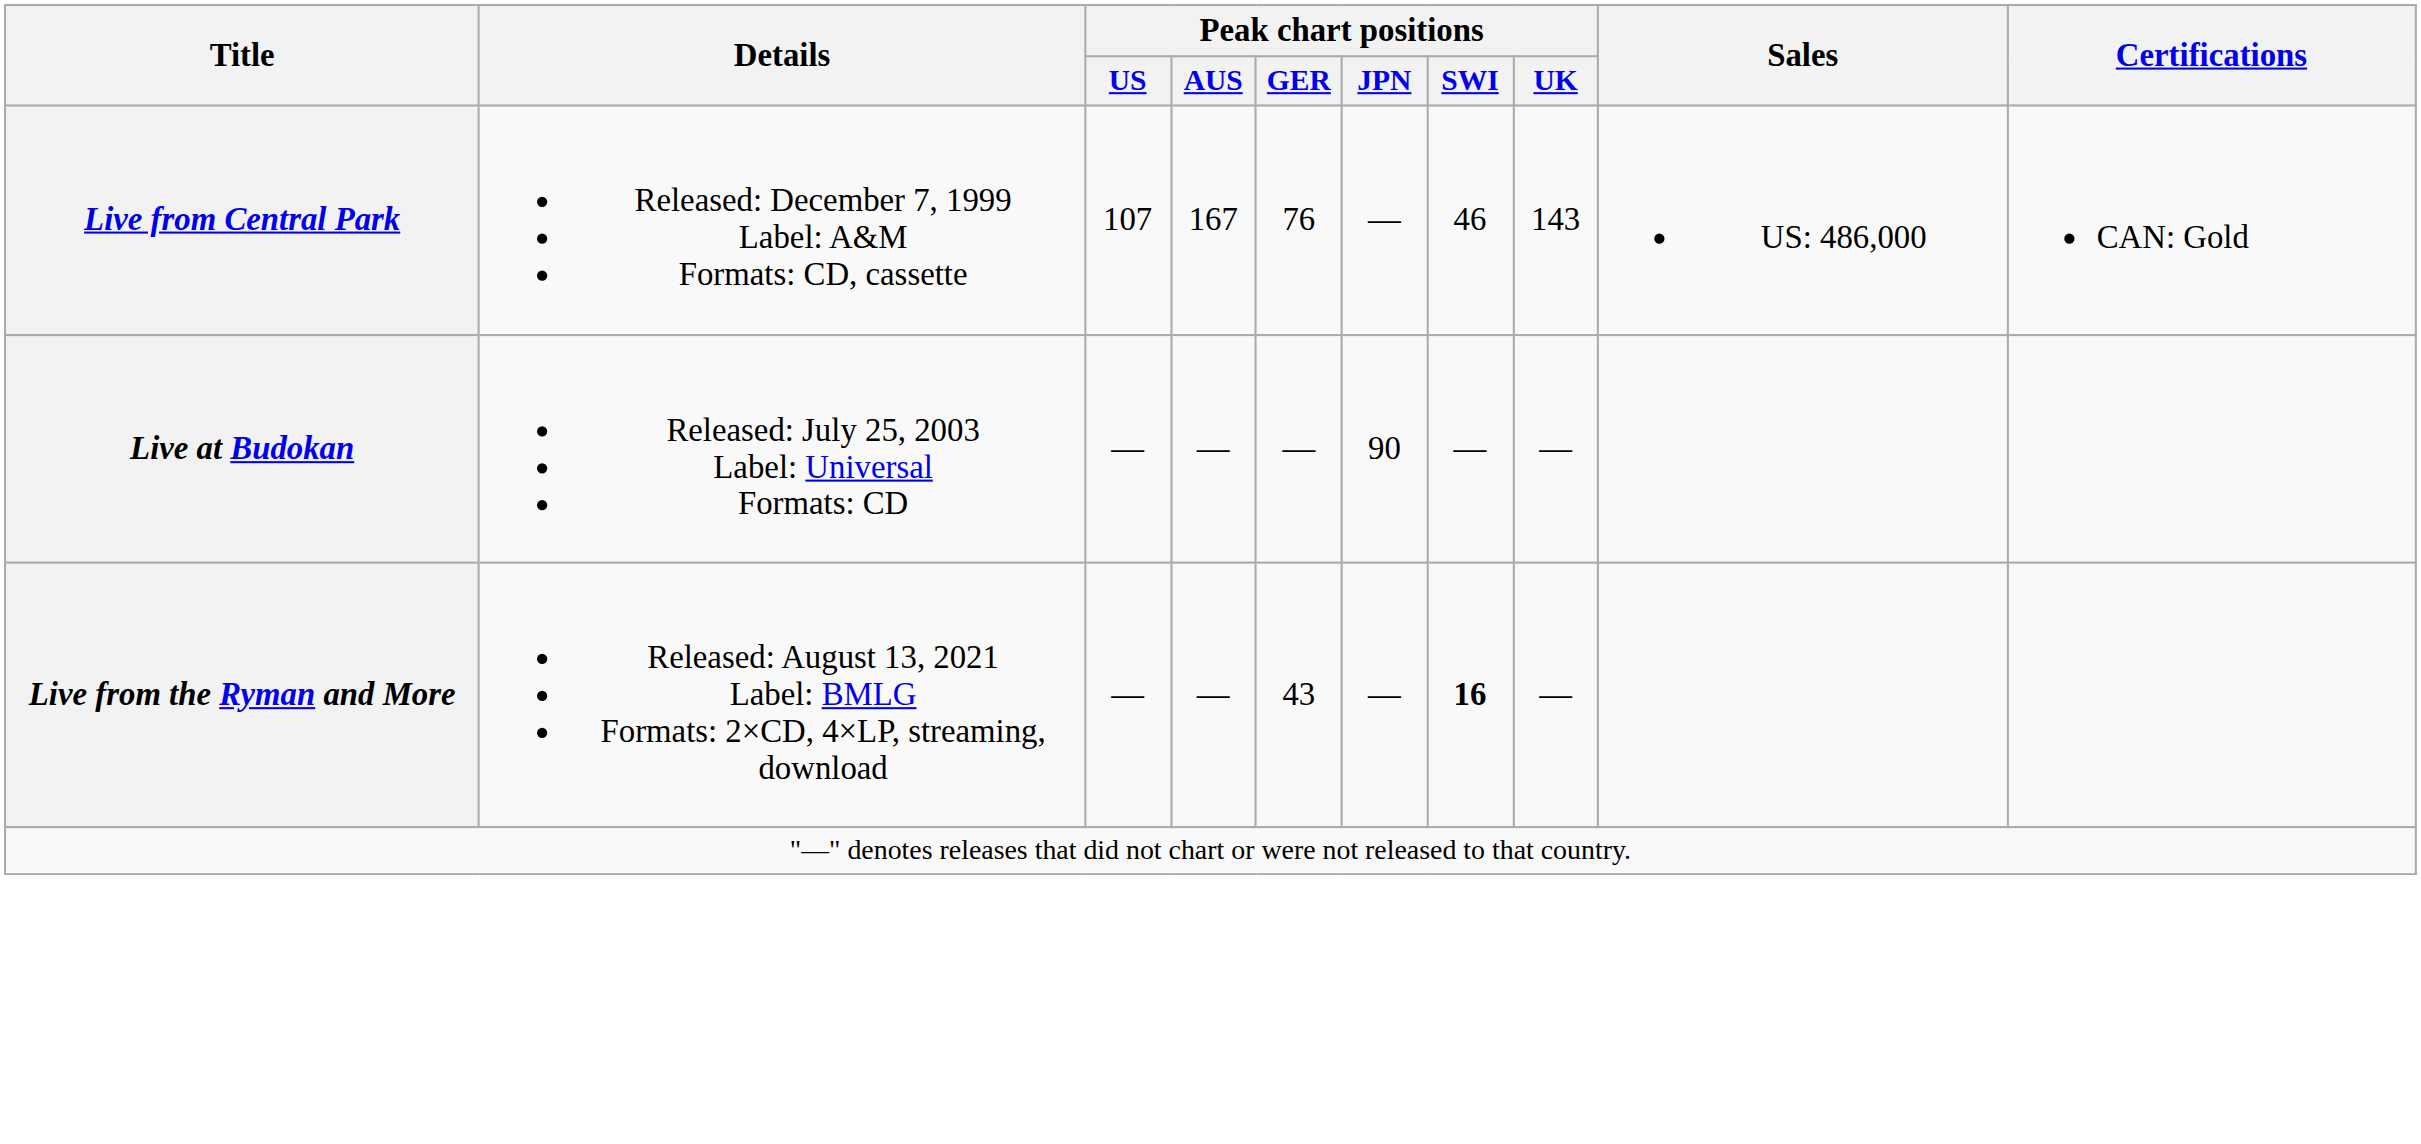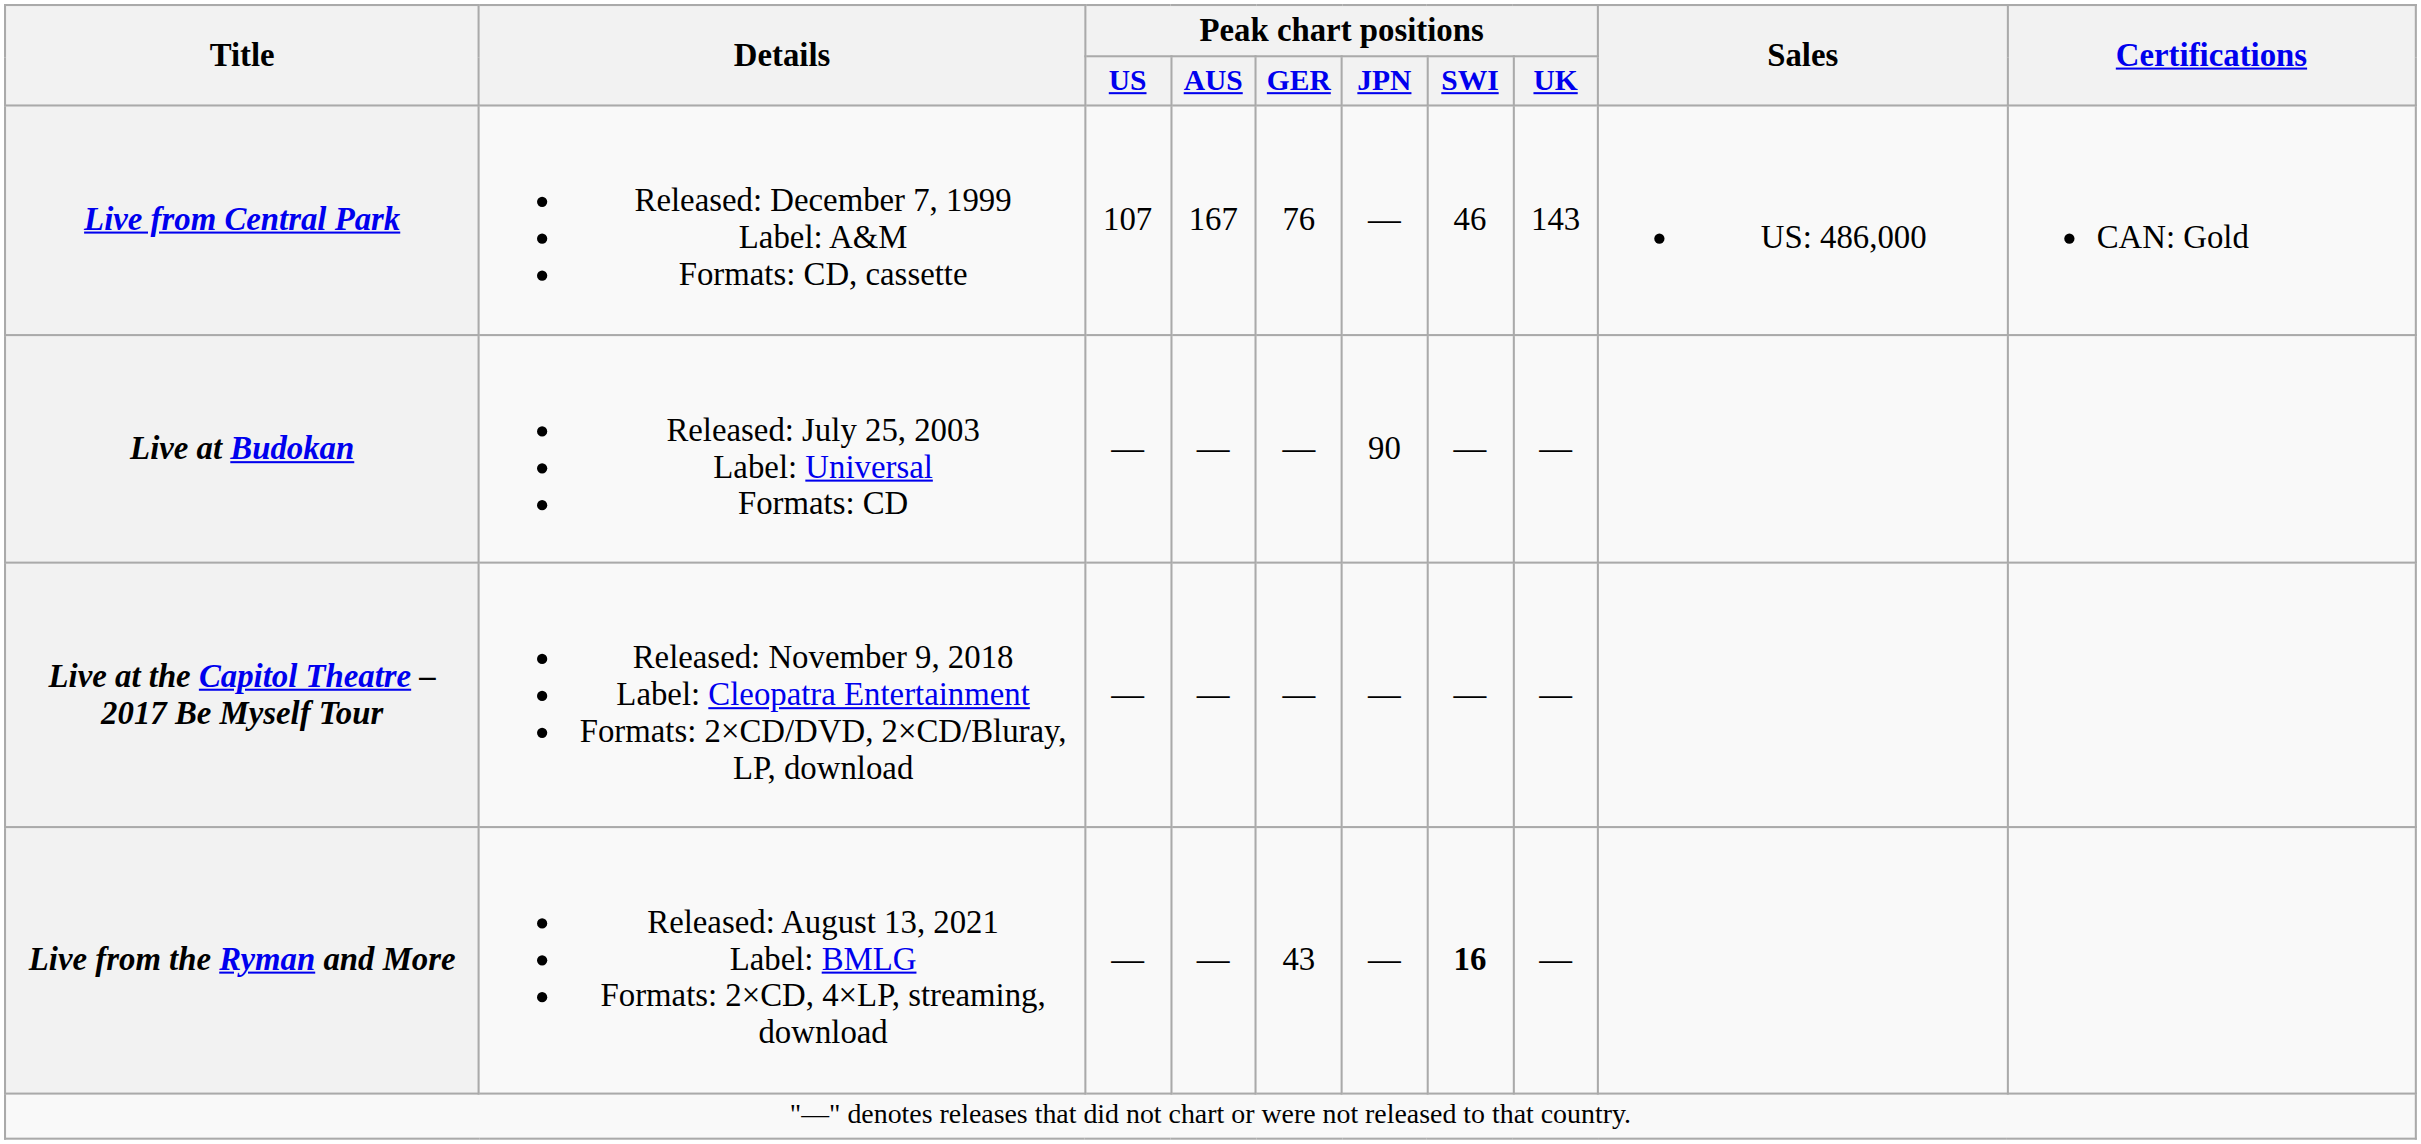+ row: (242, 694)
